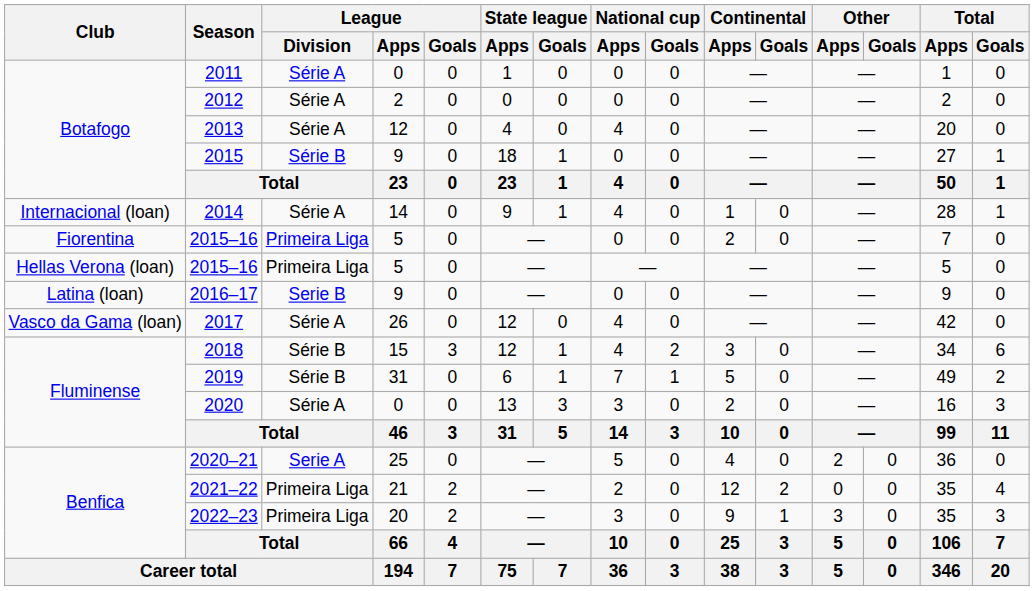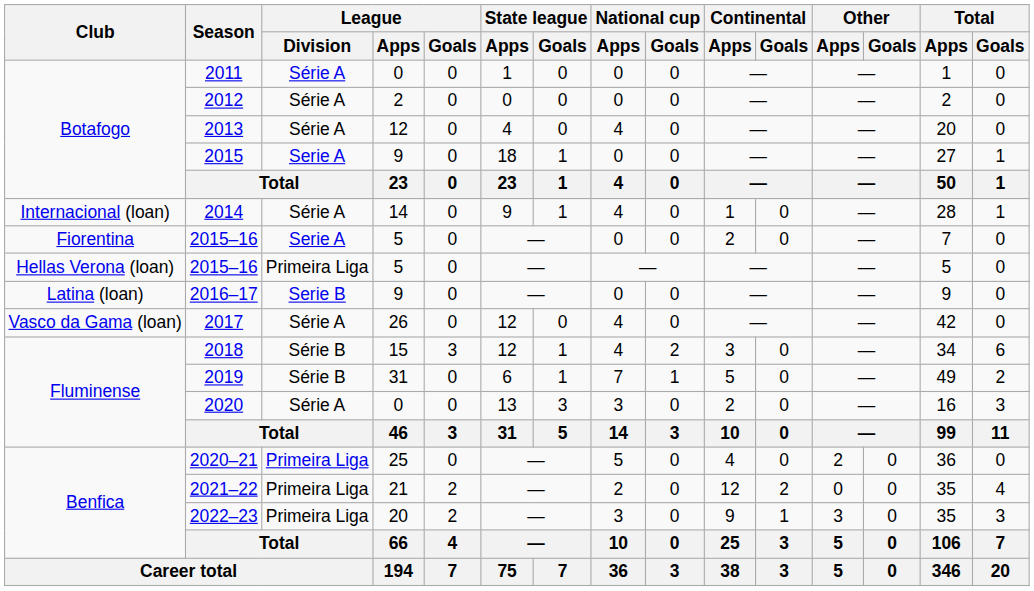(317, 156) Série B -> (317, 156) Serie A
(317, 239) Primeira Liga -> (317, 239) Serie A
(317, 460) Serie A -> (317, 460) Primeira Liga
